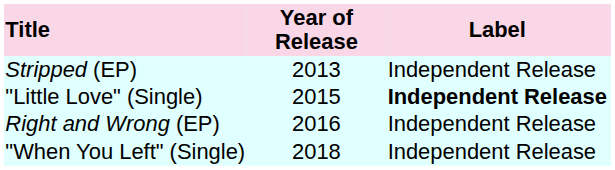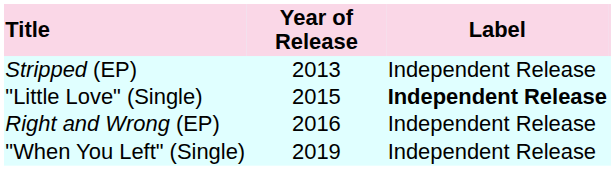(316, 151) 2018 -> (316, 151) 2019
